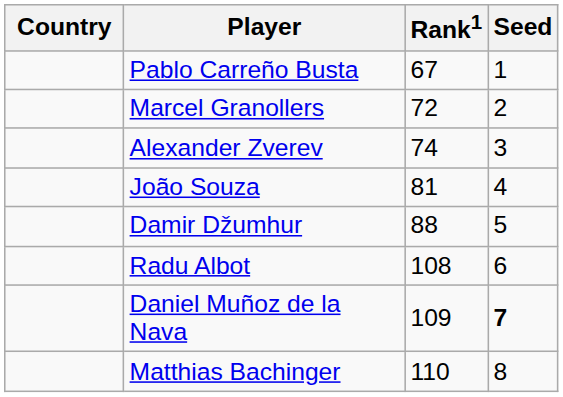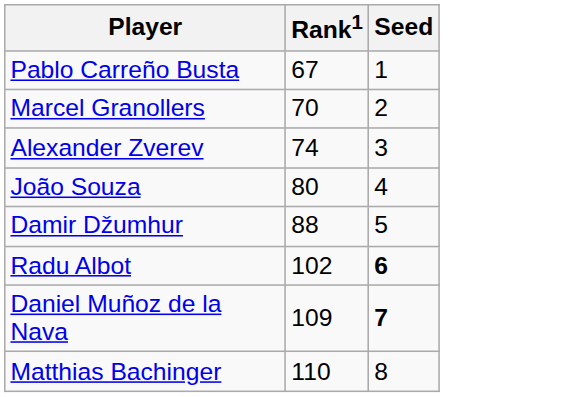- column: (64, 27)
(424, 108) 72 -> (305, 108) 70
(424, 187) 81 -> (305, 187) 80
(431, 265) 108 -> (312, 265) 102
(500, 265) normal -> (381, 265) bold
